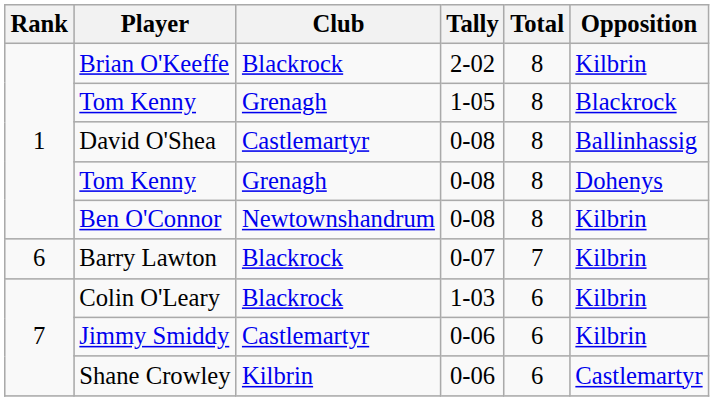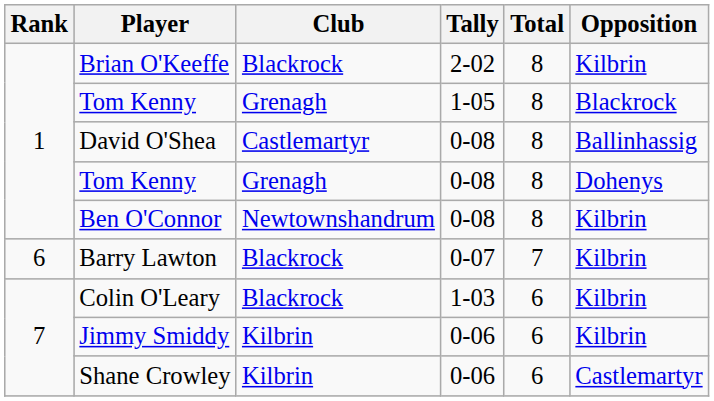(306, 336) Castlemartyr -> (278, 336) Kilbrin
